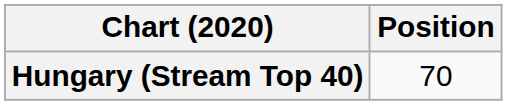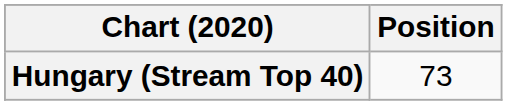(436, 75) 70 -> (436, 75) 73
